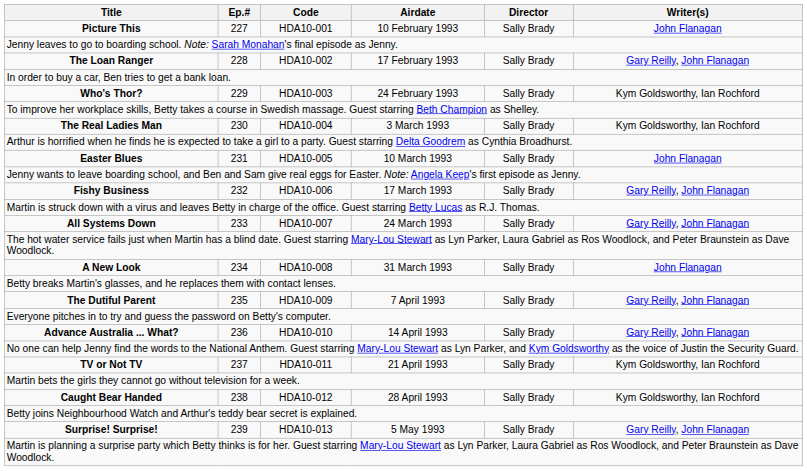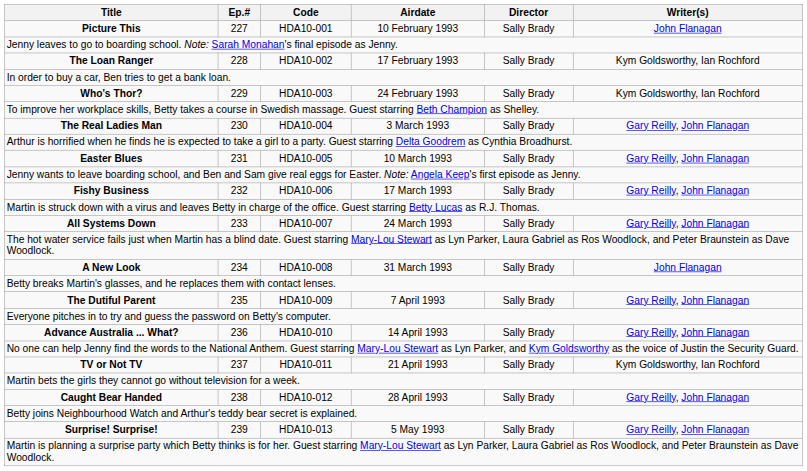(688, 61) Gary Reilly, John Flanagan -> (688, 61) Kym Goldsworthy, Ian Rochford
(688, 126) Kym Goldsworthy, Ian Rochford -> (688, 126) Gary Reilly, John Flanagan
(688, 158) John Flanagan -> (688, 158) Gary Reilly, John Flanagan
(688, 397) Kym Goldsworthy, Ian Rochford -> (688, 397) Gary Reilly, John Flanagan
